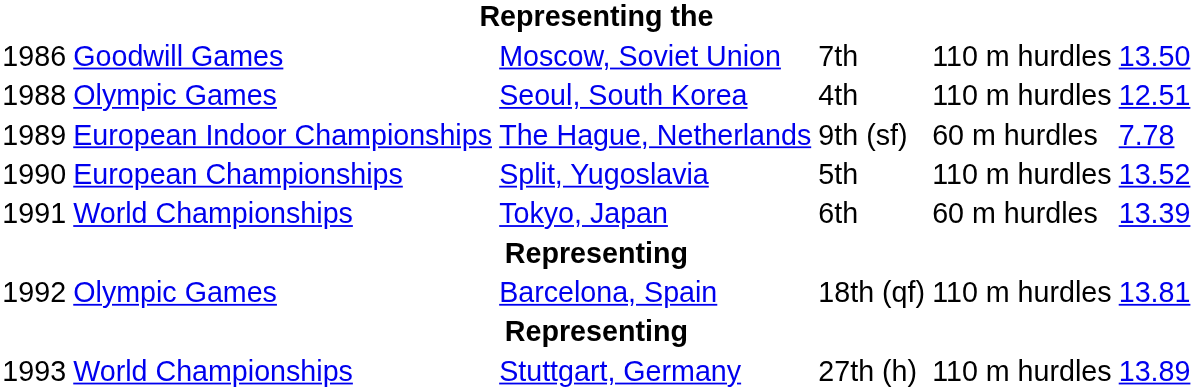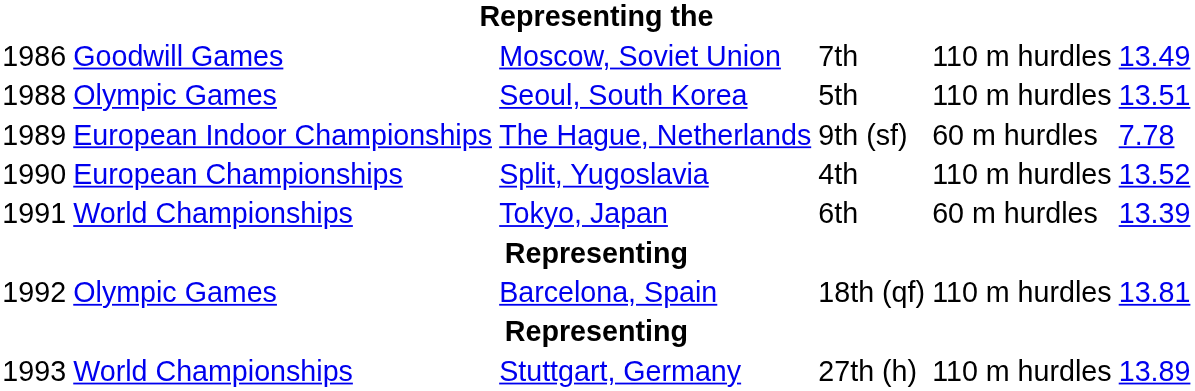(1155, 56) 13.50 -> (1155, 56) 13.49
(838, 95) 4th -> (838, 95) 5th
(1155, 95) 12.51 -> (1155, 95) 13.51
(838, 174) 5th -> (838, 174) 4th
